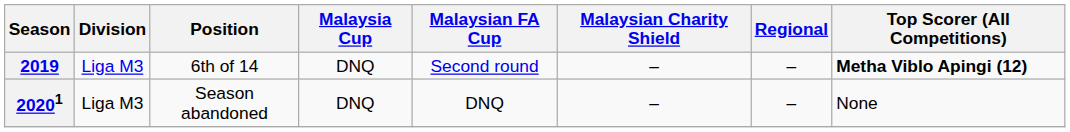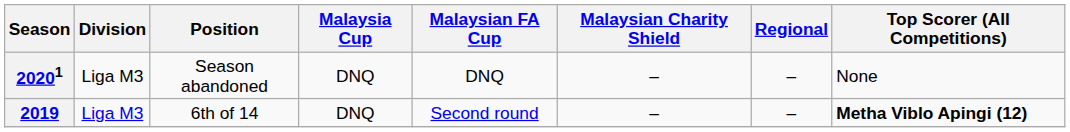rows swapped: (40, 66) <-> (40, 103)
